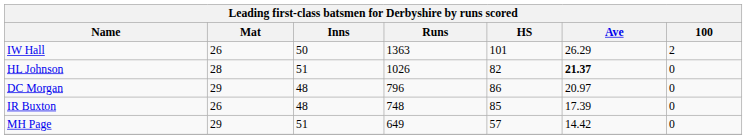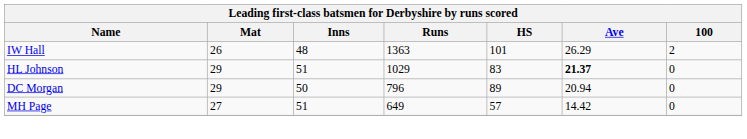(302, 50) 50 -> (302, 50) 48
(216, 69) 28 -> (216, 69) 29
(398, 69) 1026 -> (398, 69) 1029
(495, 69) 82 -> (495, 69) 83
(302, 87) 48 -> (302, 87) 50
(495, 87) 86 -> (495, 87) 89
(578, 87) 20.97 -> (578, 87) 20.94
- row: (32, 106)
(216, 124) 29 -> (216, 106) 27
